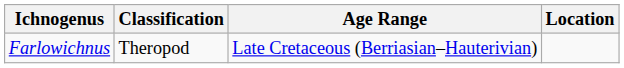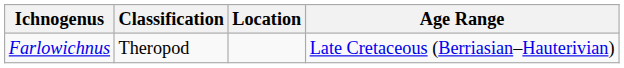columns swapped: (385, 18) <-> (580, 18)
